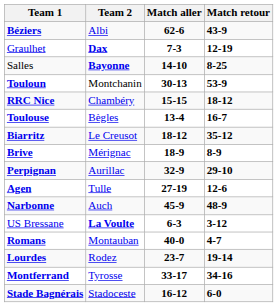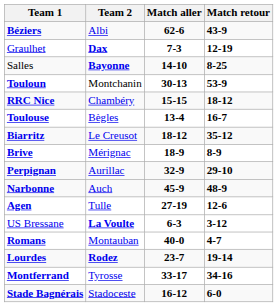rows swapped: (19, 188) <-> (31, 205)
(102, 258) normal -> (103, 258) bold
